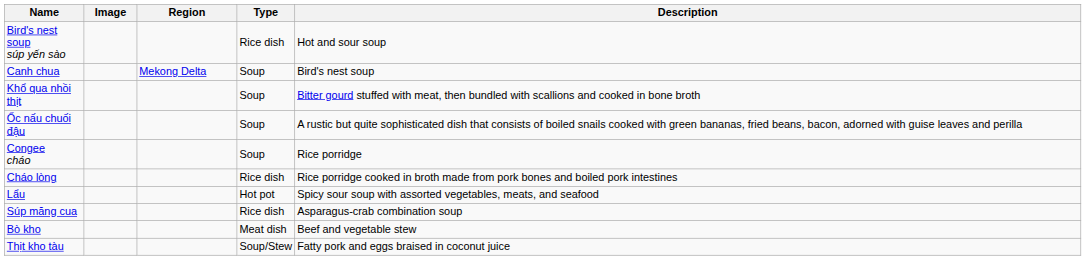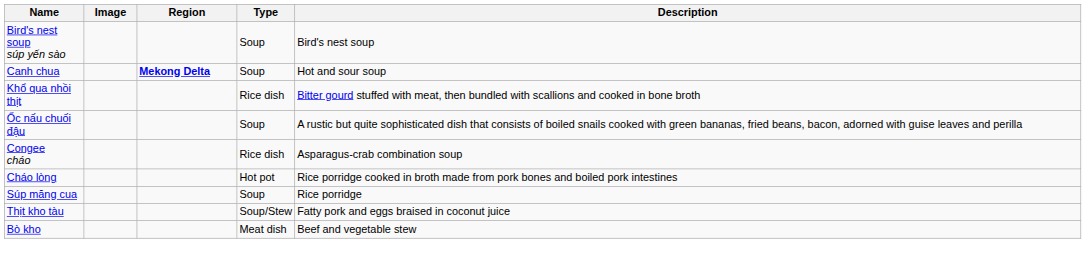(262, 42) Rice dish -> (252, 42) Soup
(342, 42) Hot and sour soup -> (336, 42) Bird's nest soup
(173, 72) normal -> (175, 72) bold
(336, 72) Bird's nest soup -> (342, 72) Hot and sour soup
(252, 95) Soup -> (262, 95) Rice dish
(252, 154) Soup -> (262, 154) Rice dish
(329, 154) Rice porridge -> (380, 154) Asparagus-crab combination soup
(262, 177) Rice dish -> (257, 177) Hot pot
- row: (16, 195)
(262, 212) Rice dish -> (252, 195) Soup
(380, 212) Asparagus-crab combination soup -> (329, 195) Rice porridge
rows swapped: (35, 246) <-> (24, 229)
